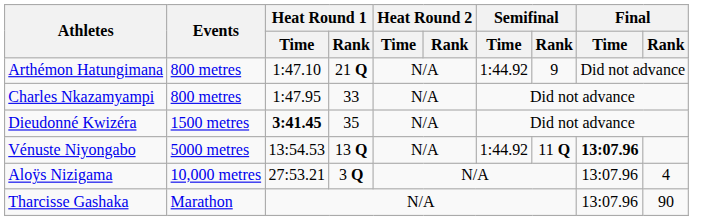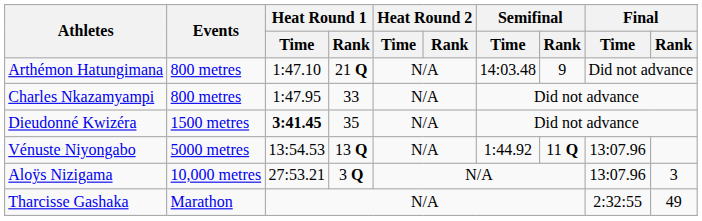(504, 70) 1:44.92 -> (508, 70) 14:03.48
(610, 149) bold -> (618, 149) normal
(666, 176) 4 -> (674, 176) 3
(610, 202) 13:07.96 -> (618, 202) 2:32:55
(666, 202) 90 -> (674, 202) 49
